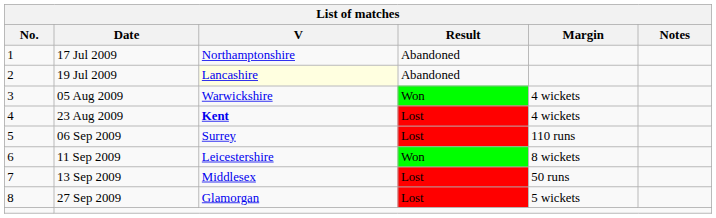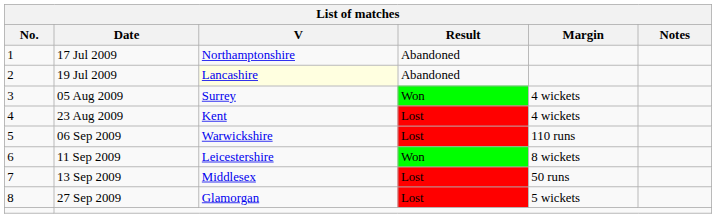(237, 95) Warwickshire -> (219, 95) Surrey
(215, 116) bold -> (214, 116) normal
(219, 136) Surrey -> (237, 136) Warwickshire
